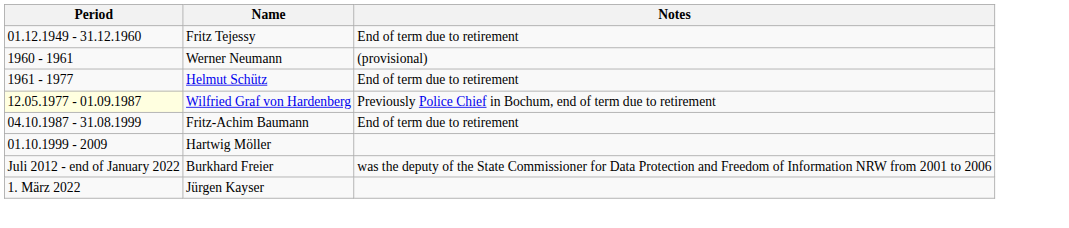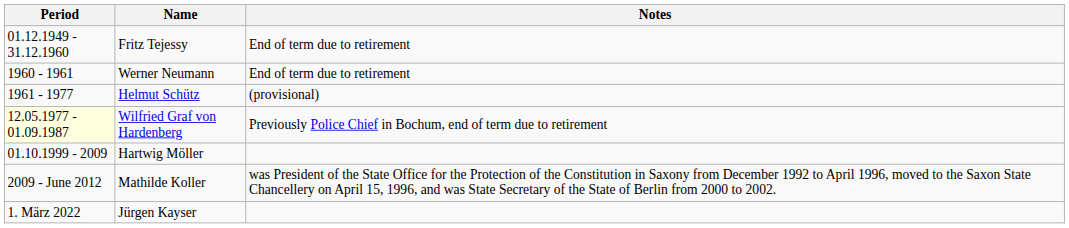(392, 58) (provisional) -> (330, 73) End of term due to retirement
(438, 79) End of term due to retirement -> (284, 95) (provisional)
- row: (247, 123)
+ row: (162, 182)
- row: (230, 166)
